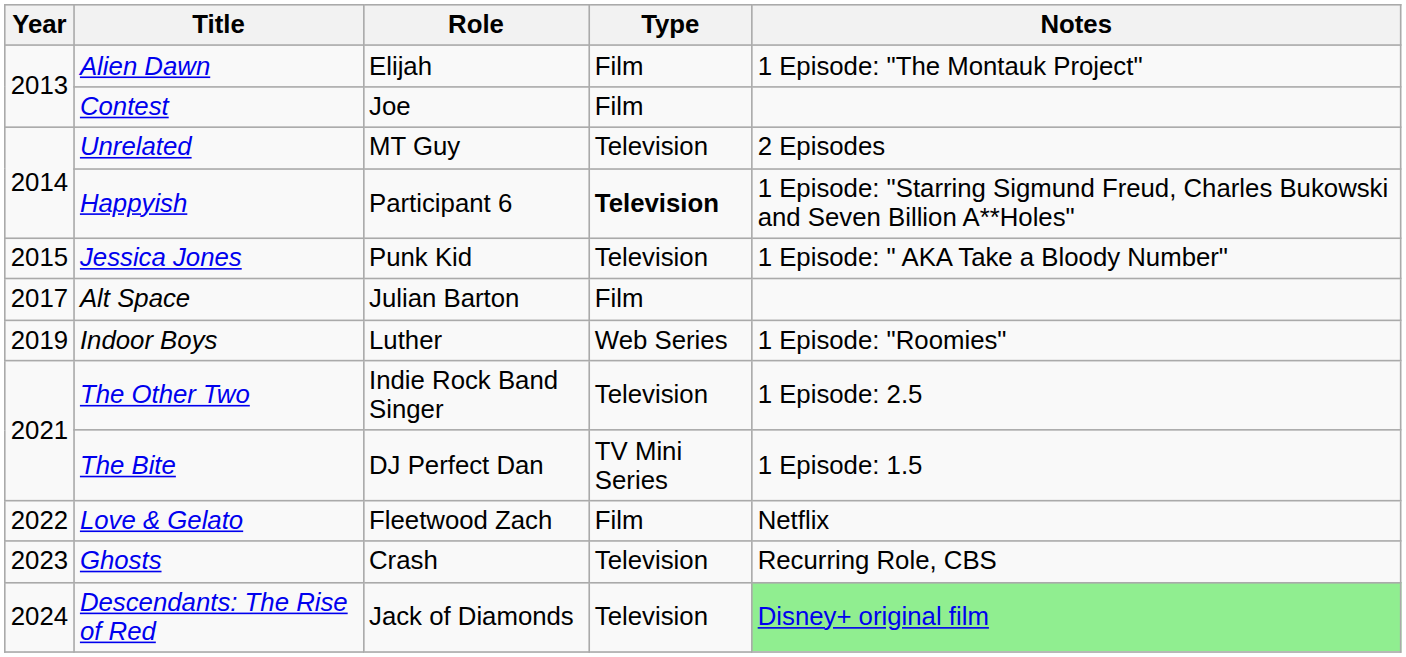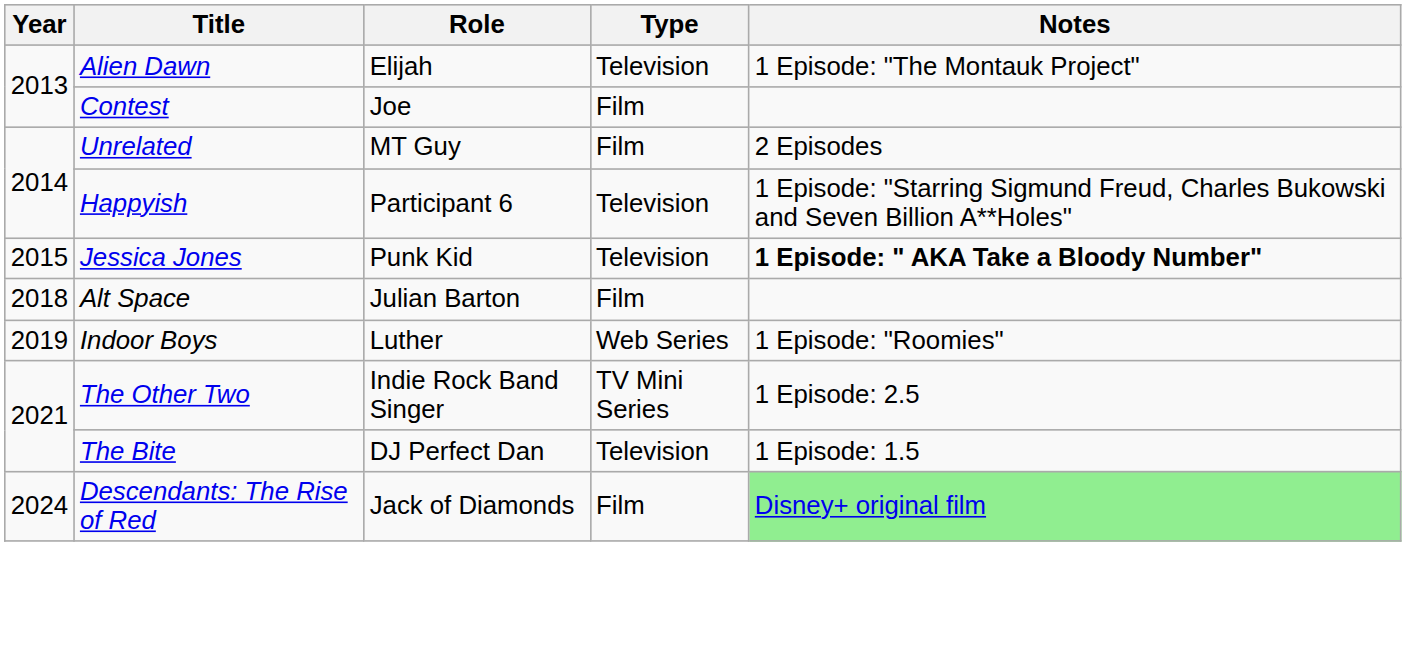(619, 65) Film -> (653, 65) Television
(651, 147) Television -> (620, 147) Film
(657, 202) bold -> (653, 202) normal
(993, 258) normal -> (1008, 258) bold
(39, 299) 2017 -> (39, 299) 2018
(651, 395) Television -> (640, 395) TV Mini Series
(639, 465) TV Mini Series -> (653, 450) Television
- row: (162, 520)
- row: (121, 561)
(651, 616) Television -> (620, 505) Film
